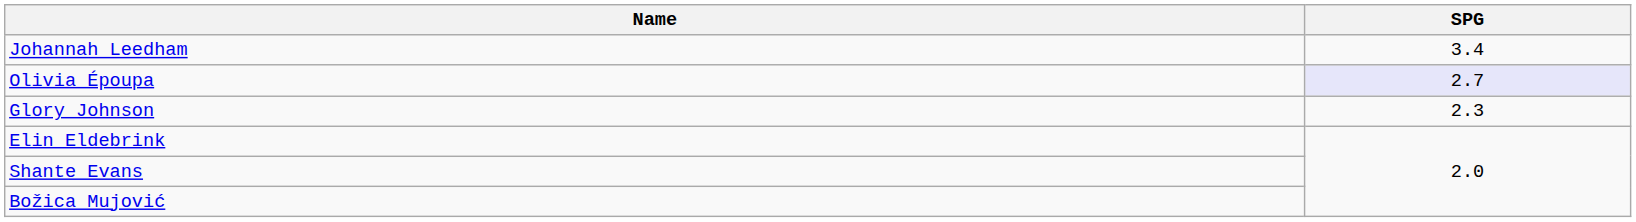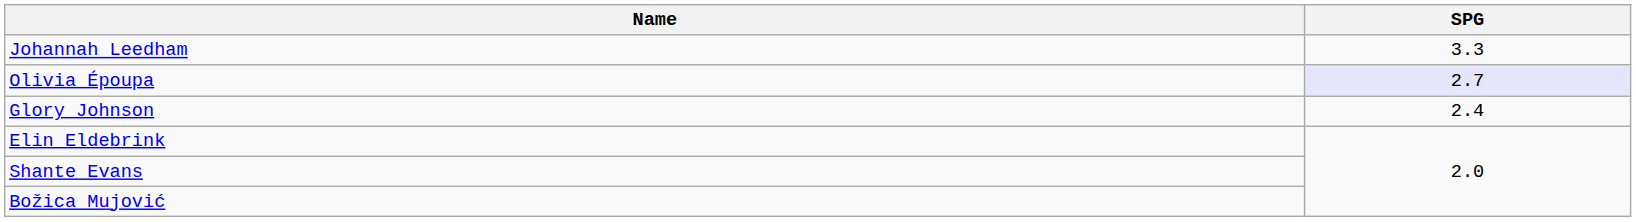(1467, 50) 3.4 -> (1467, 50) 3.3
(1467, 111) 2.3 -> (1467, 111) 2.4
